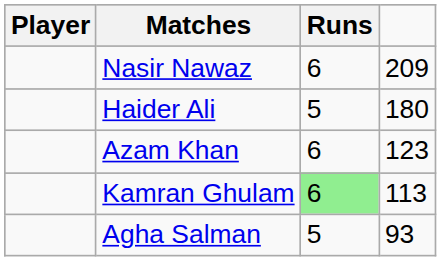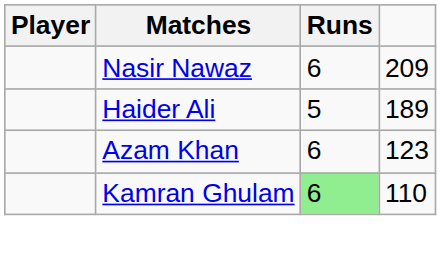(407, 109) 180 -> (407, 109) 189
(406, 192) 113 -> (406, 192) 110
- row: (182, 234)
